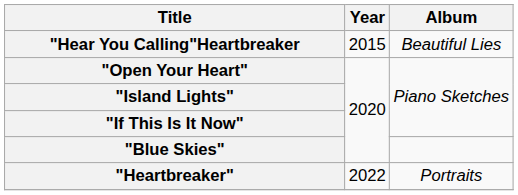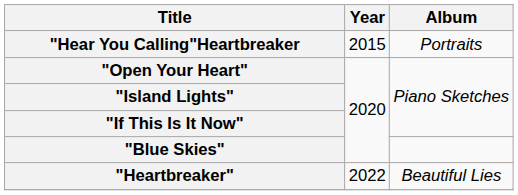(451, 44) Beautiful Lies -> (451, 44) Portraits
(451, 176) Portraits -> (451, 176) Beautiful Lies
